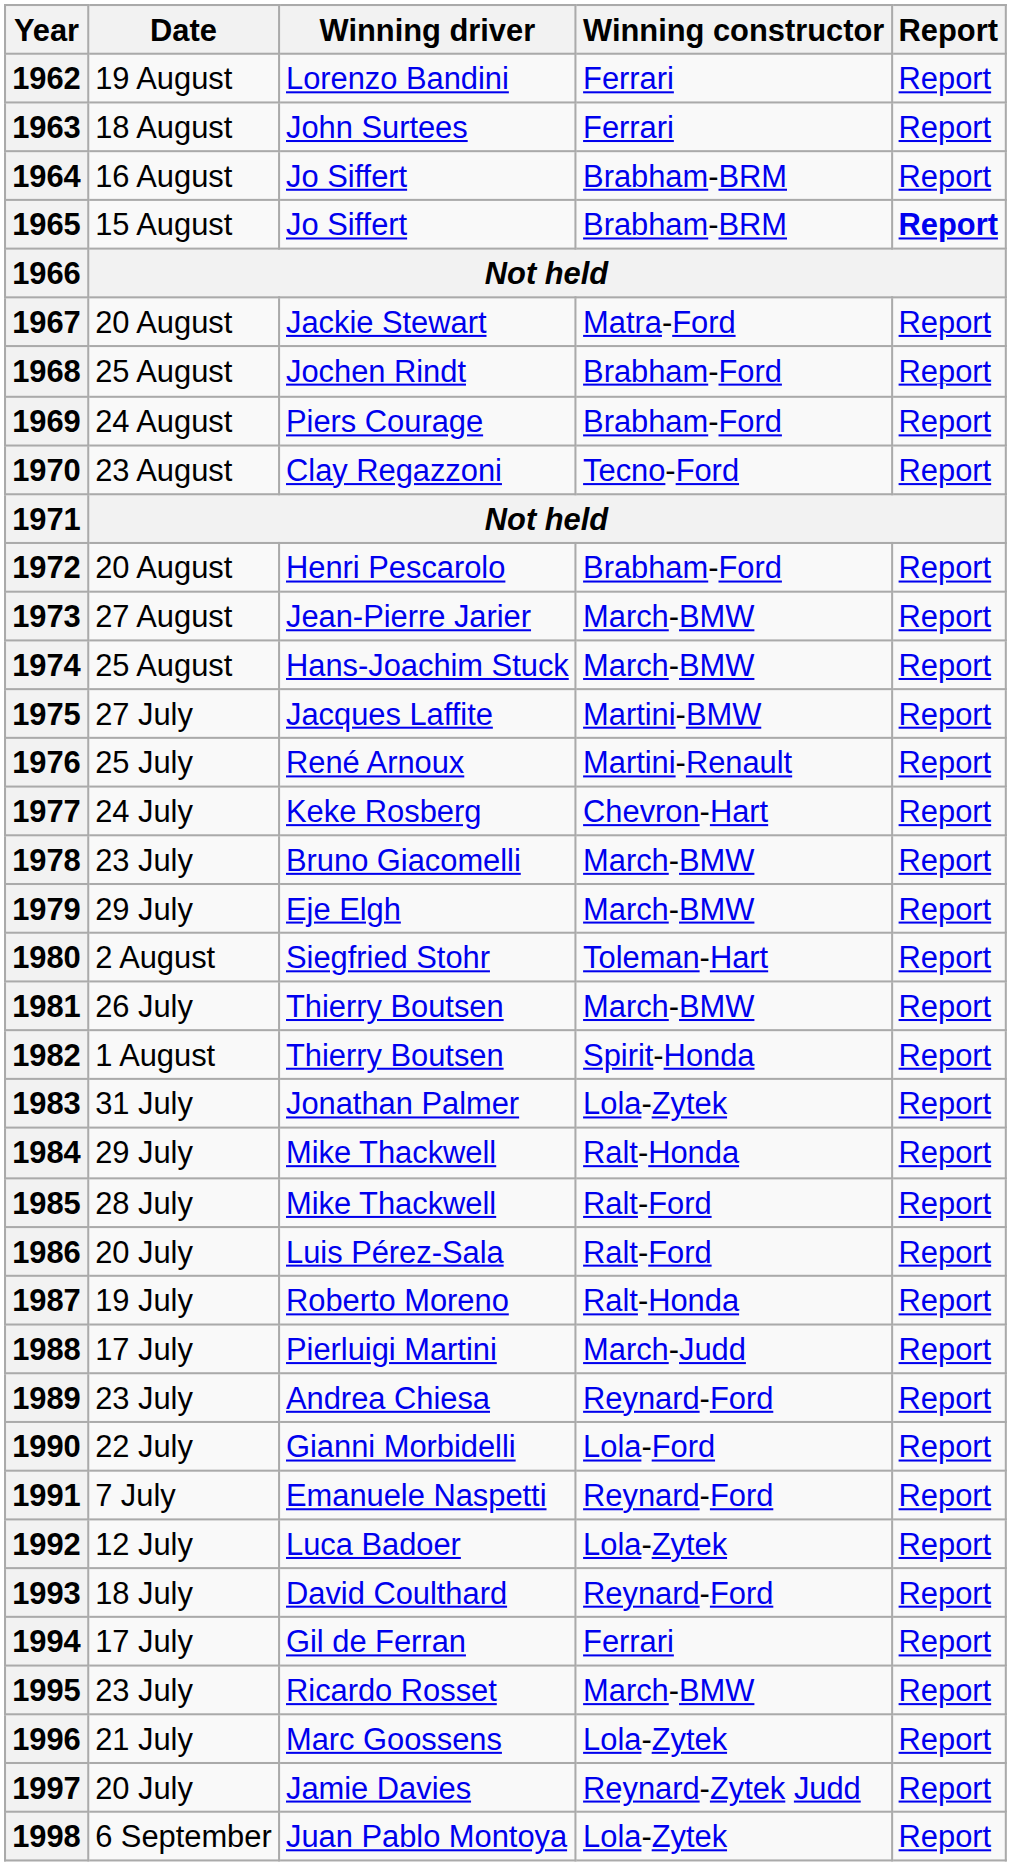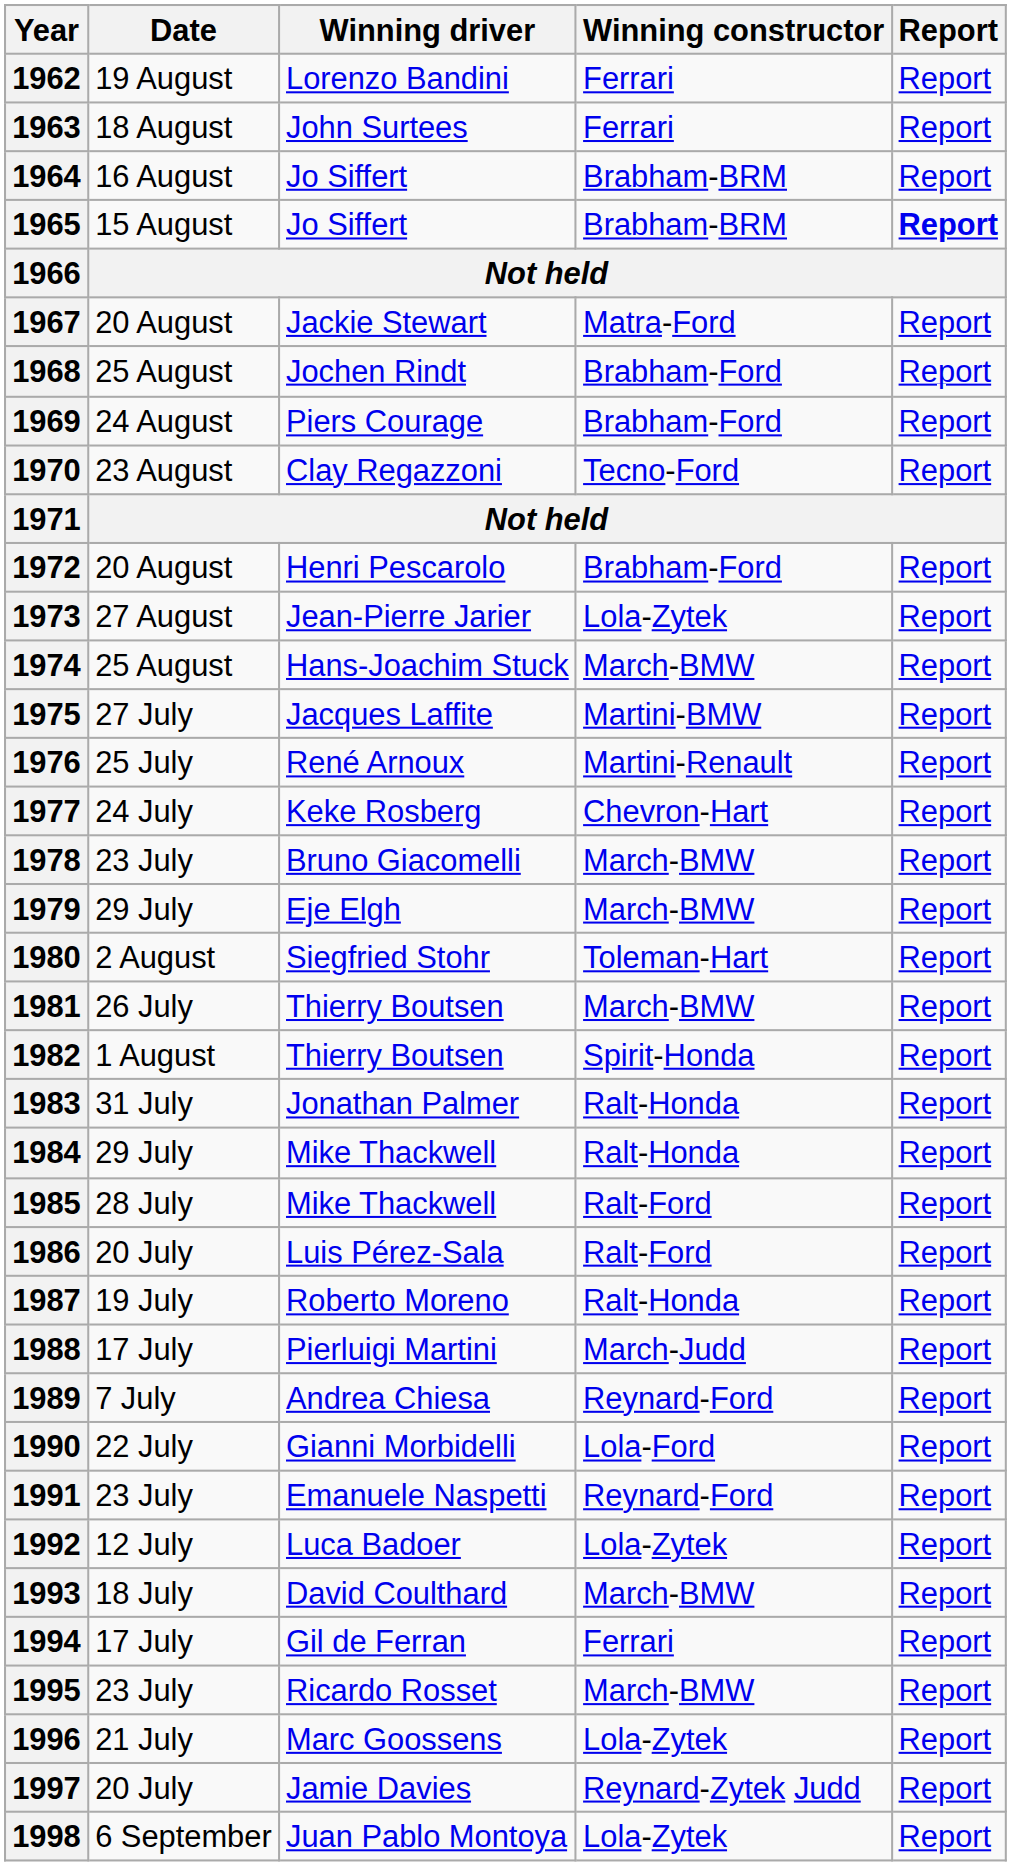(669, 616) March-BMW -> (655, 616) Lola-Zytek
(655, 1104) Lola-Zytek -> (661, 1104) Ralt-Honda
(144, 1397) 23 July -> (135, 1397) 7 July
(135, 1495) 7 July -> (144, 1495) 23 July
(678, 1593) Reynard-Ford -> (669, 1593) March-BMW
